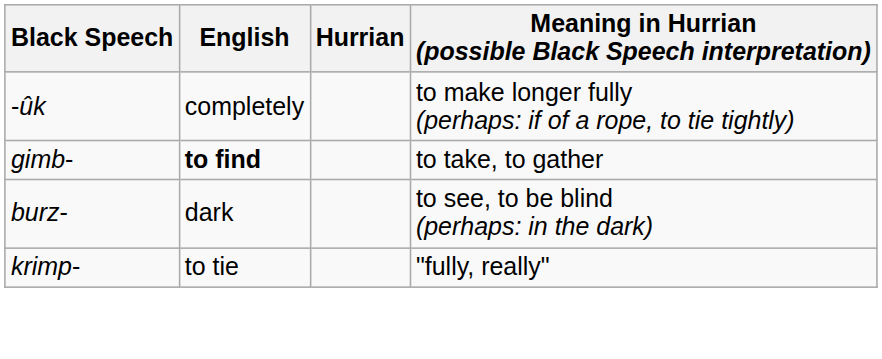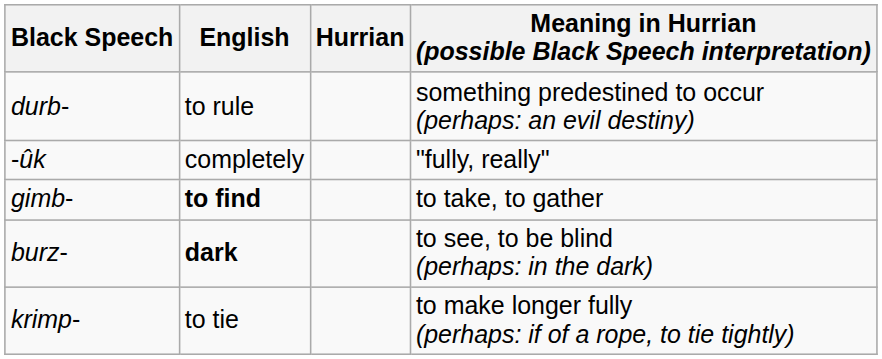+ row: (40, 105)
(605, 105) to make longer fully (perhaps: if of a rope, to tie tightly) -> (483, 159) "fully, really"
(209, 213) normal -> (211, 252) bold
(483, 266) "fully, really" -> (605, 320) to make longer fully (perhaps: if of a rope, to tie tightly)
